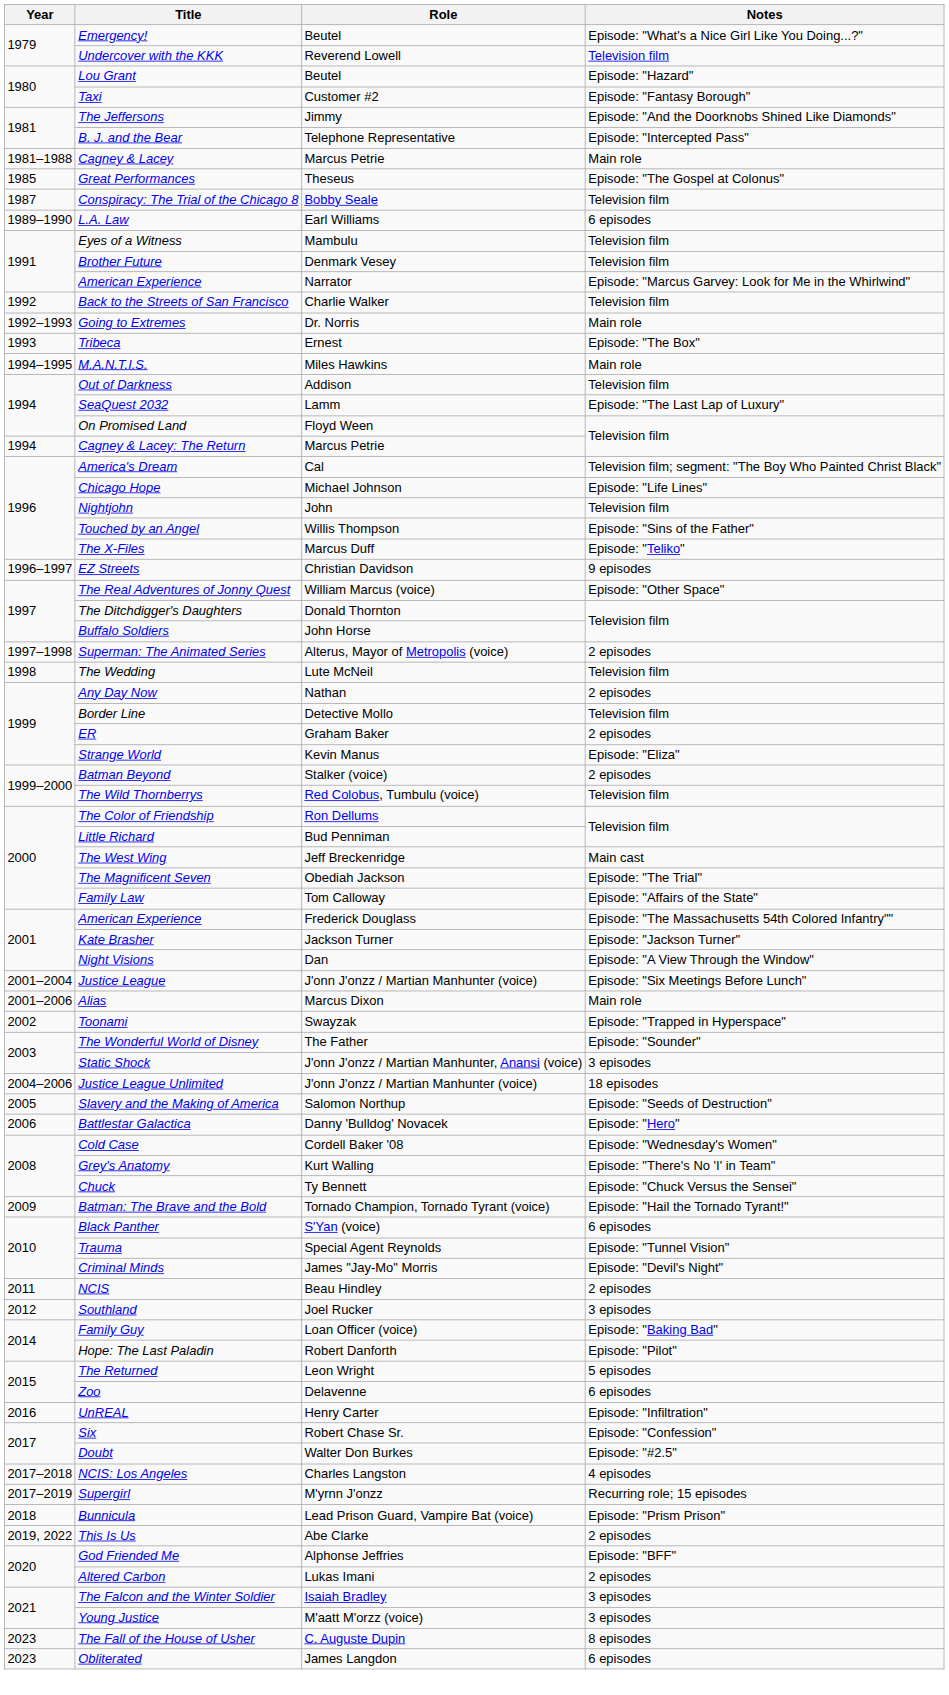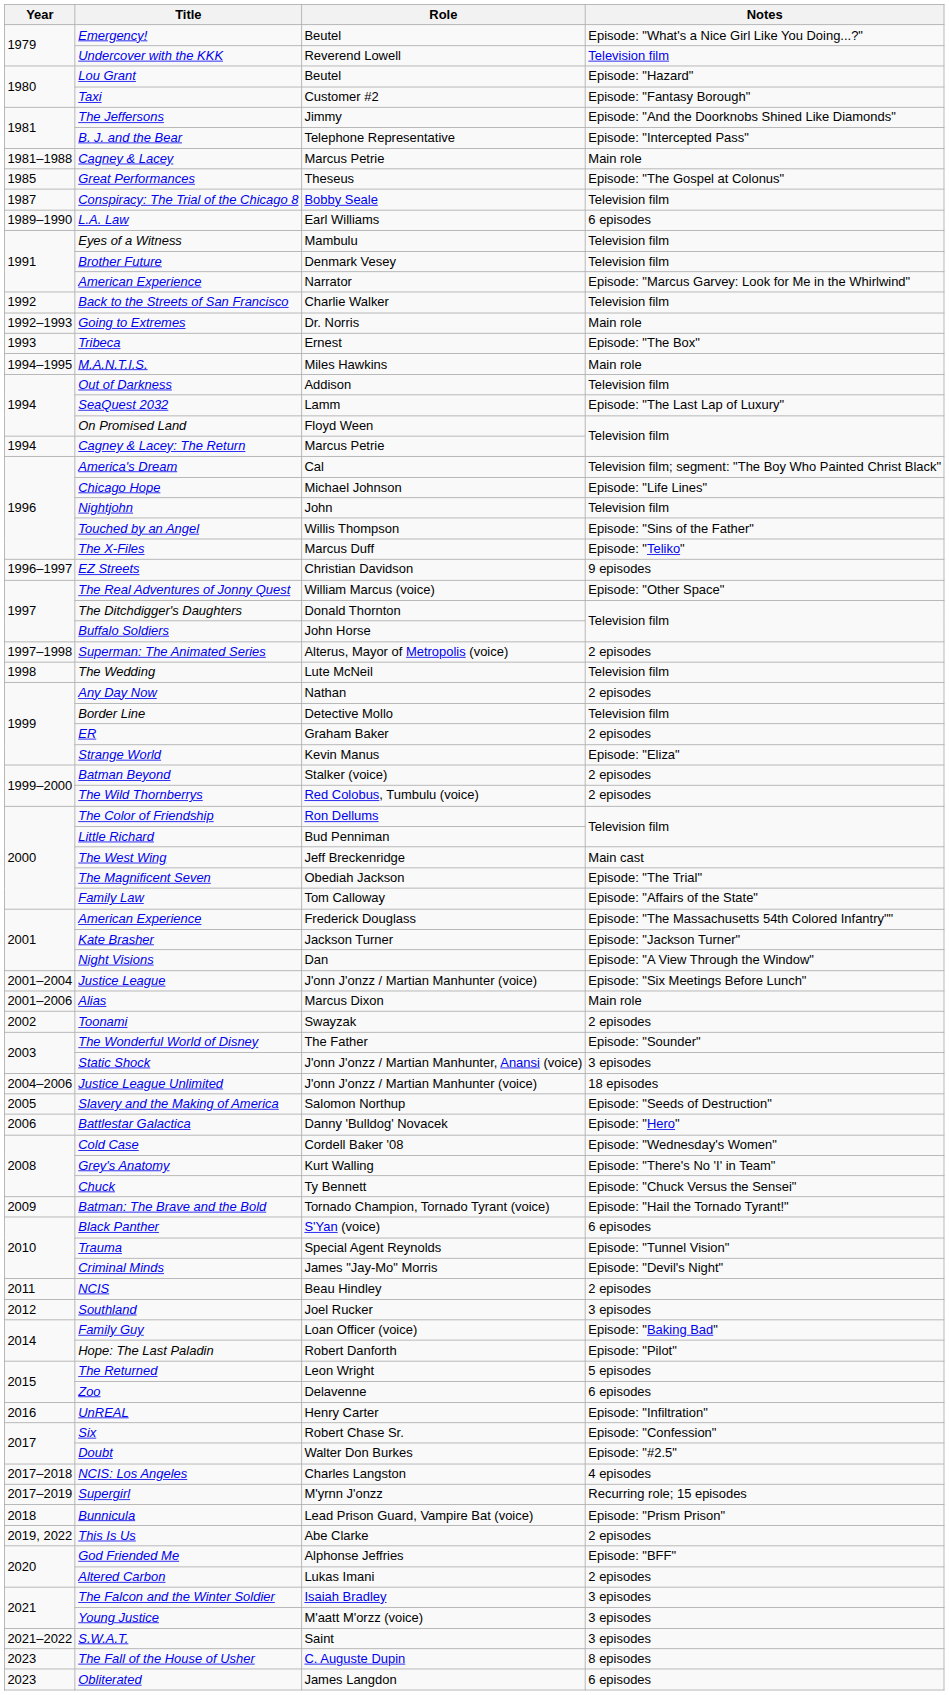(629, 795) Television film -> (620, 795) 2 episodes
(687, 1021) Episode: "Trapped in Hyperspace" -> (620, 1021) 2 episodes
+ row: (103, 1638)
